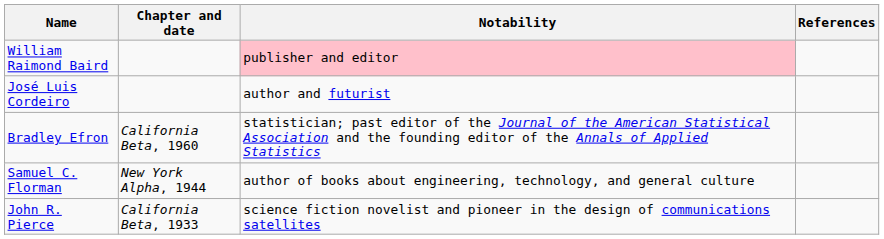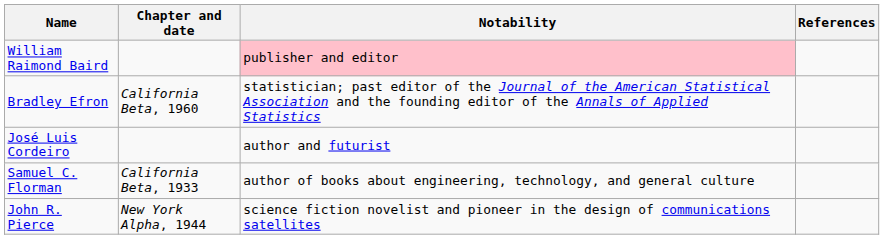rows swapped: (42, 94) <-> (58, 137)
(164, 181) New York Alpha, 1944 -> (160, 181) California Beta, 1933
(160, 216) California Beta, 1933 -> (164, 216) New York Alpha, 1944
